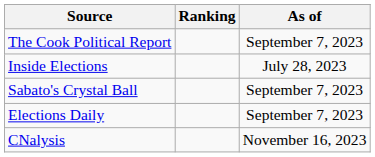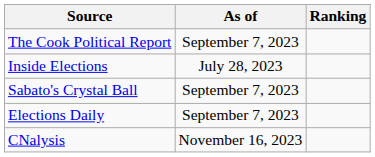columns swapped: (207, 16) <-> (305, 16)
